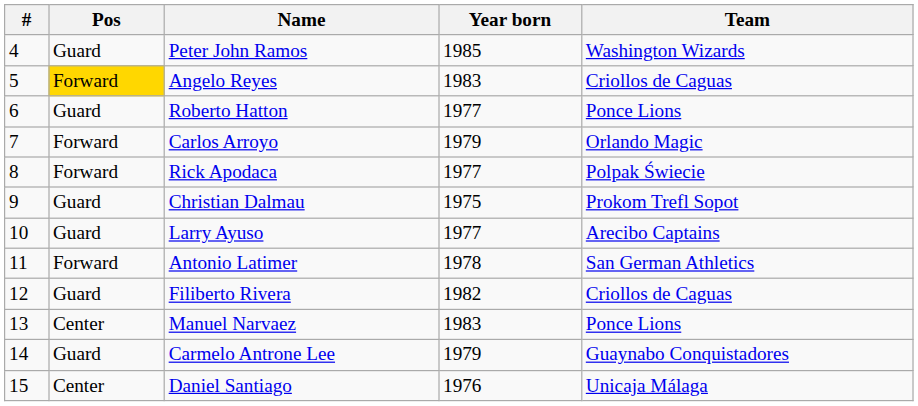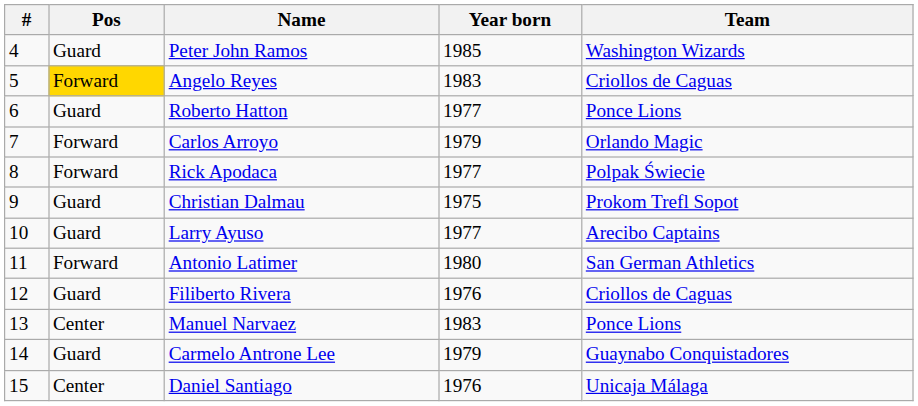(462, 263) 1978 -> (462, 263) 1980
(462, 293) 1982 -> (462, 293) 1976
